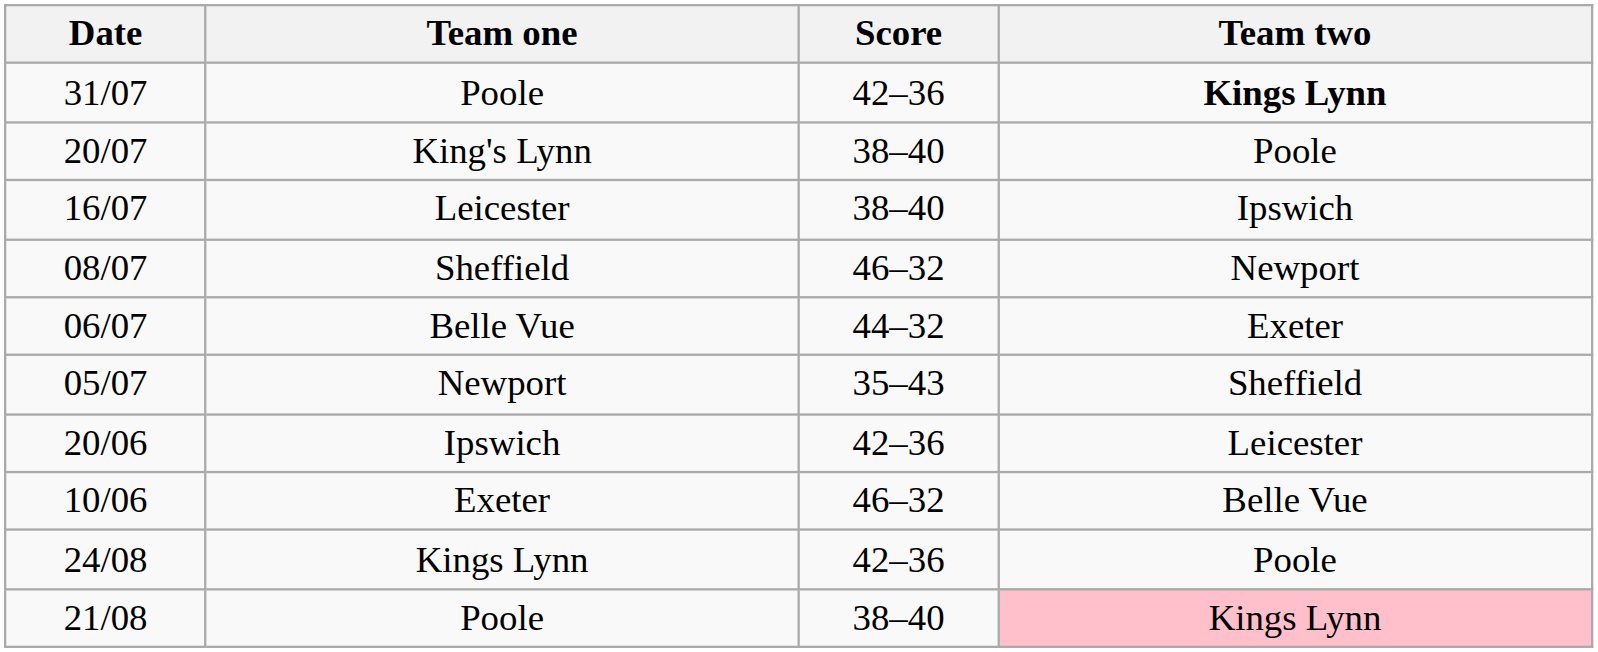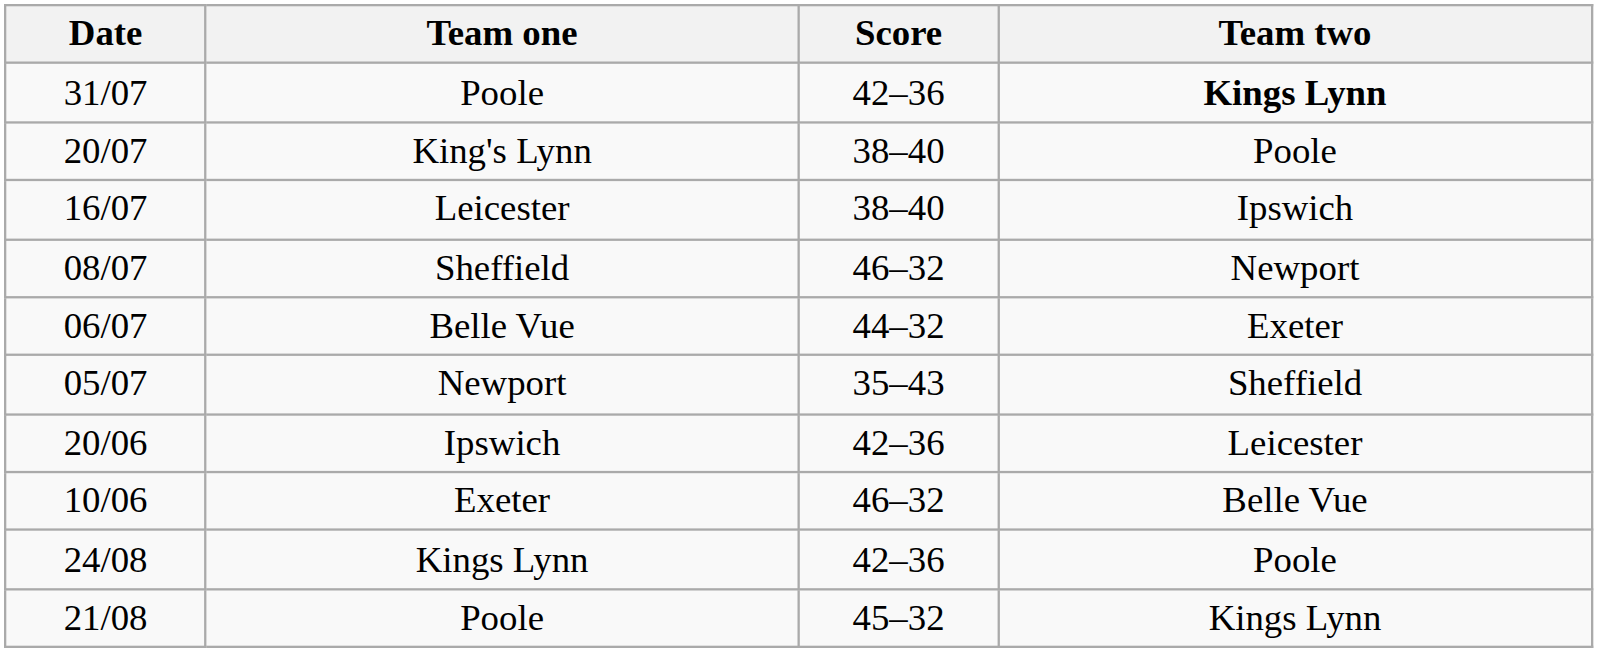(899, 617) 38–40 -> (899, 617) 45–32
(1295, 617) pink background -> (1295, 617) no background
